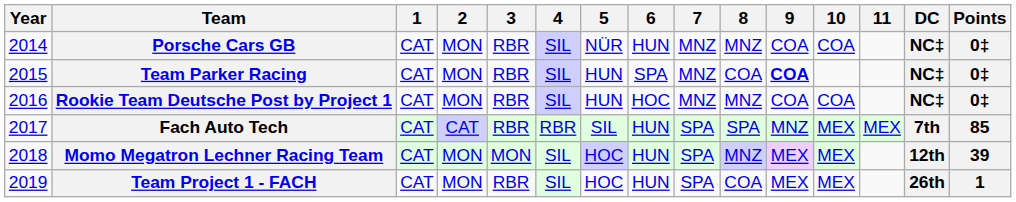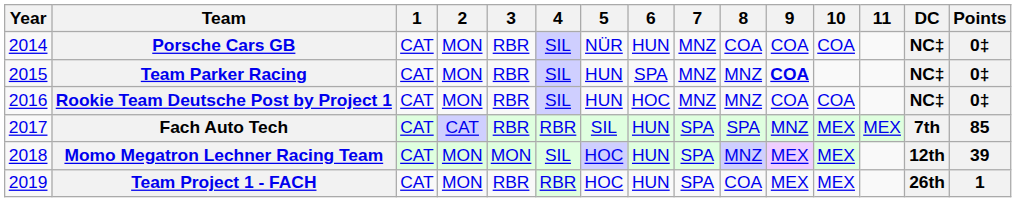(743, 45) MNZ -> (743, 45) COA
(743, 73) COA -> (743, 73) MNZ
(558, 183) SIL -> (558, 183) RBR
